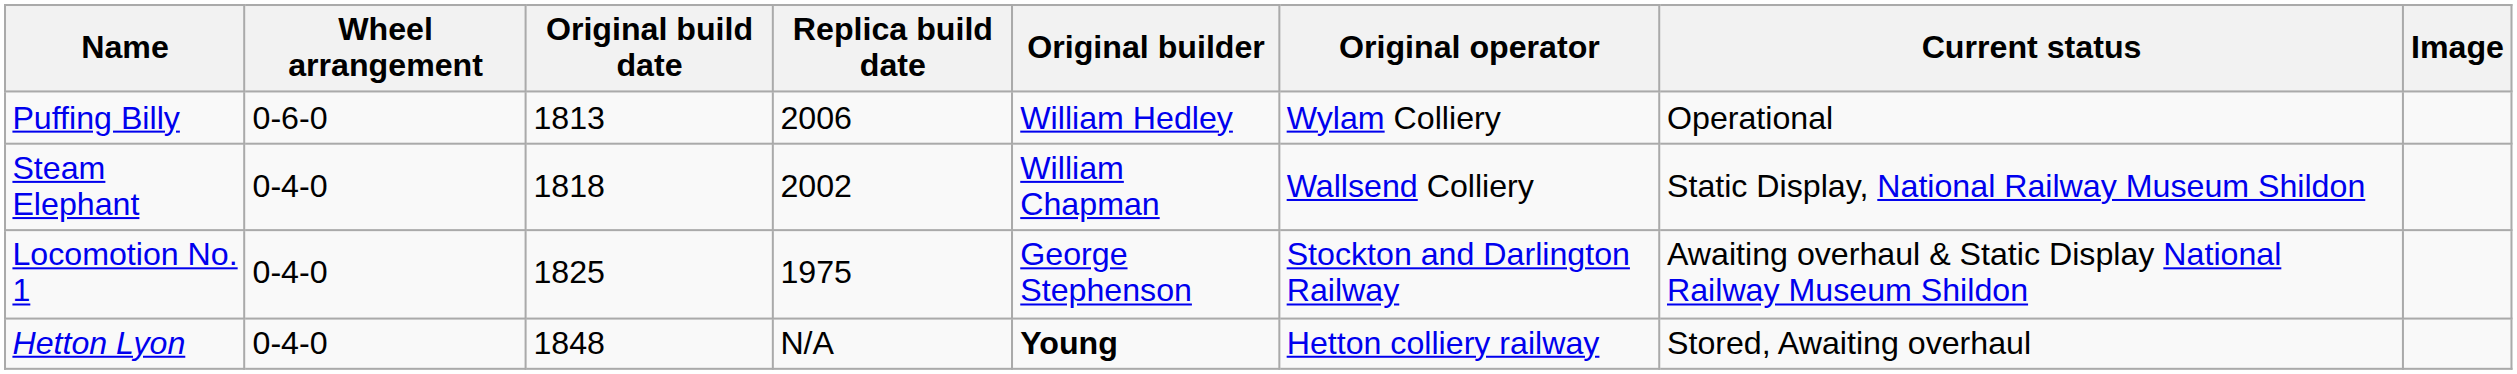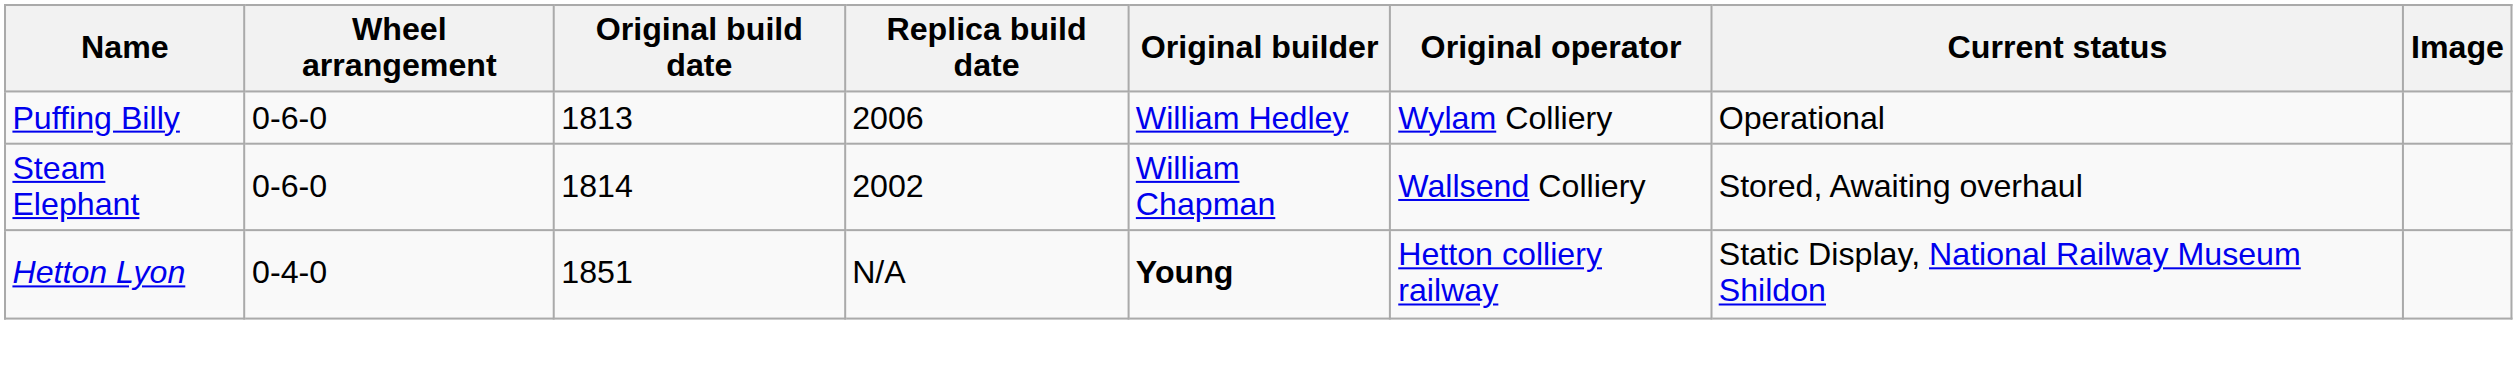(290, 186) 0-4-0 -> (290, 186) 0-6-0
(569, 186) 1818 -> (597, 186) 1814
(2016, 186) Static Display, National Railway Museum Shildon -> (1901, 186) Stored, Awaiting overhaul
- row: (125, 273)
(569, 342) 1848 -> (597, 273) 1851
(1849, 342) Stored, Awaiting overhaul -> (2010, 273) Static Display, National Railway Museum Shildon
